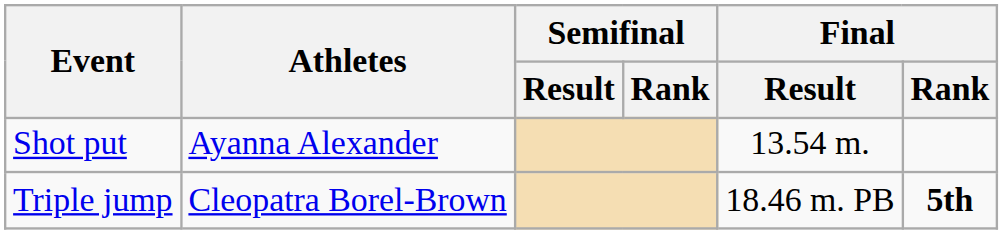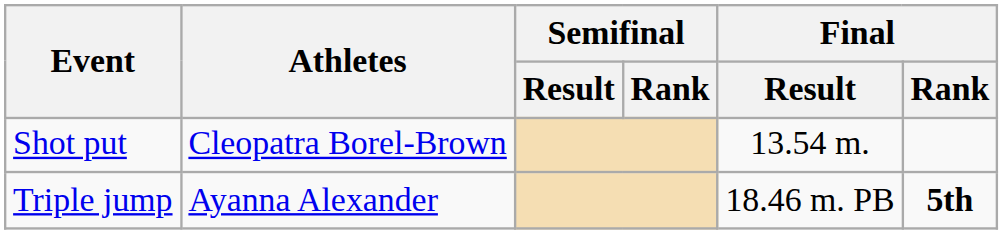(313, 144) Ayanna Alexander -> (348, 144) Cleopatra Borel-Brown
(348, 200) Cleopatra Borel-Brown -> (313, 200) Ayanna Alexander
